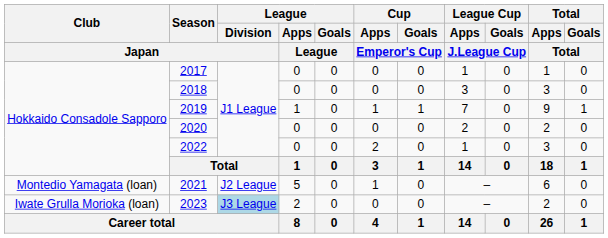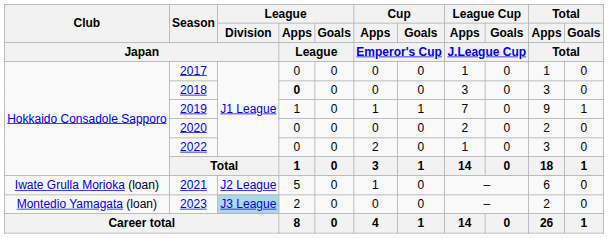(297, 90) normal -> (297, 90) bold
(87, 185) Montedio Yamagata (loan) -> (87, 185) Iwate Grulla Morioka (loan)
(87, 204) Iwate Grulla Morioka (loan) -> (87, 204) Montedio Yamagata (loan)
